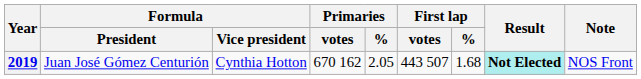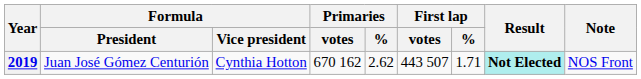(381, 62) 2.05 -> (381, 62) 2.62
(468, 62) 1.68 -> (468, 62) 1.71
